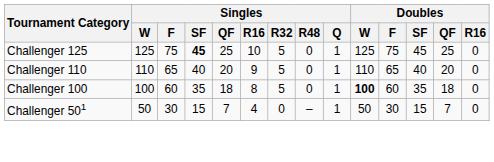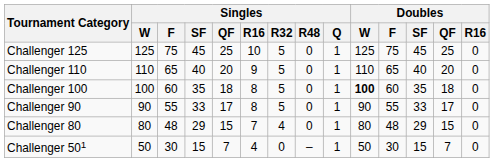(199, 51) bold -> (199, 51) normal
+ row: (44, 107)
+ row: (44, 126)
